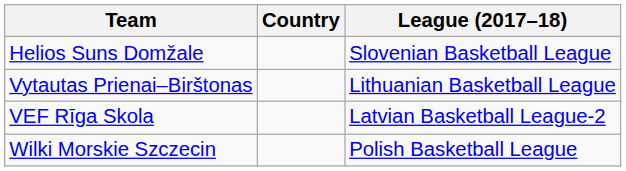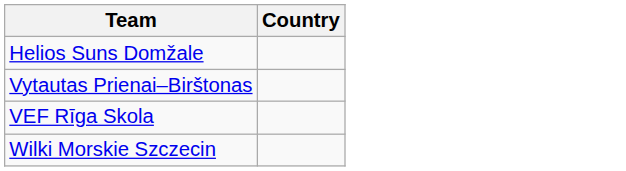- column: (482, 20)
